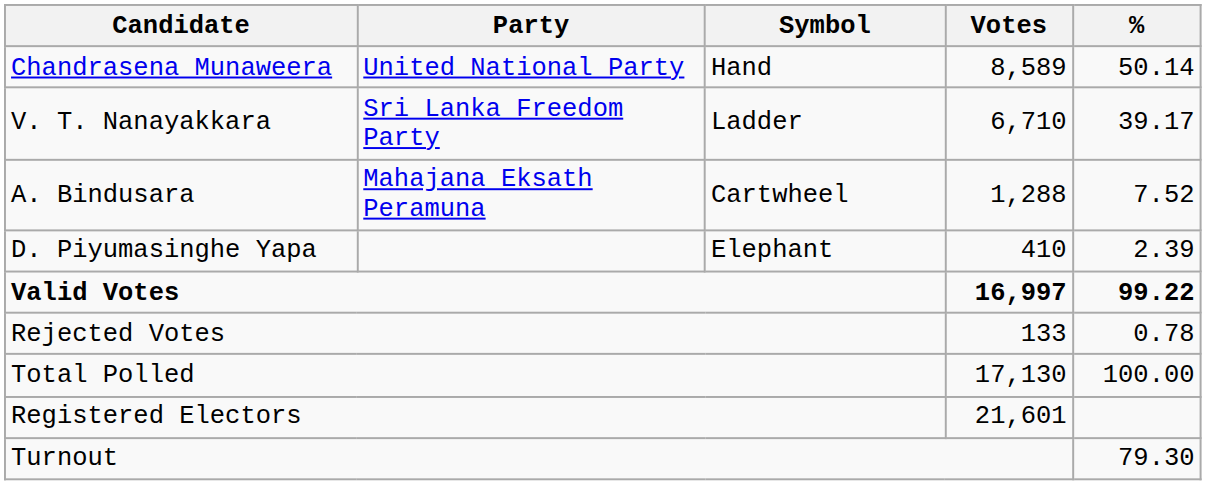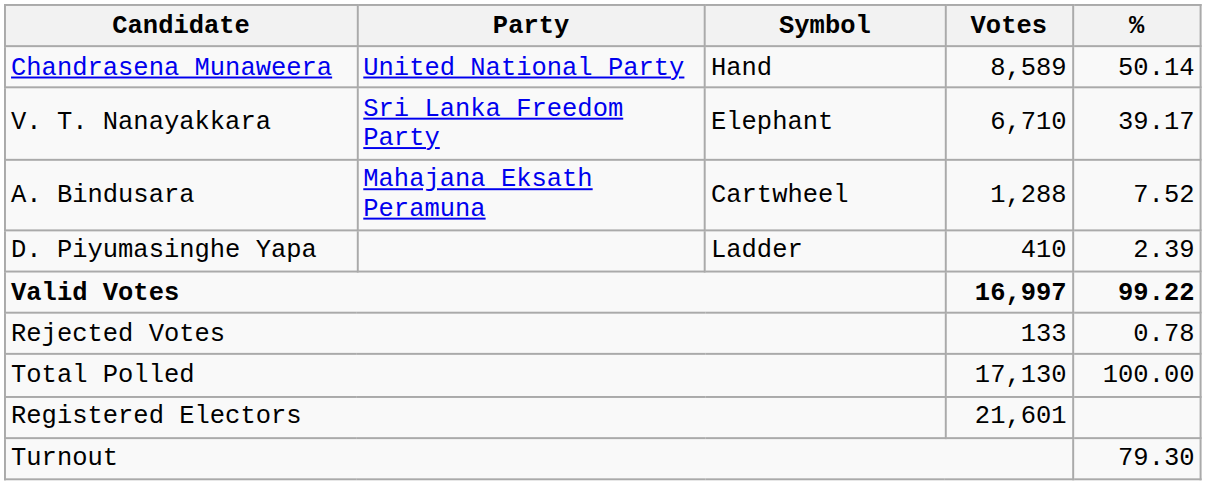(757, 123) Ladder -> (772, 123) Elephant
(772, 251) Elephant -> (757, 251) Ladder
